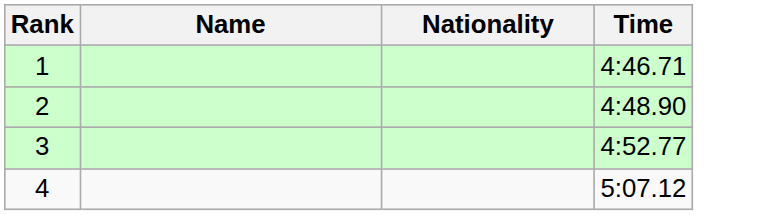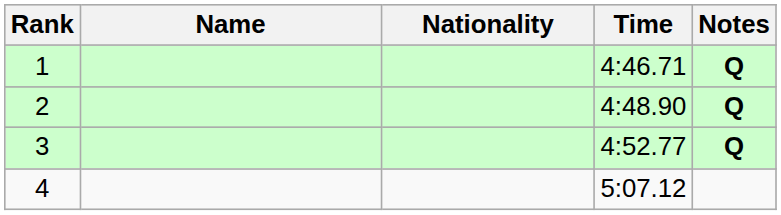+ column: (734, 24)
